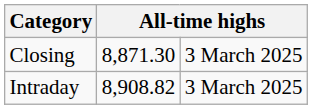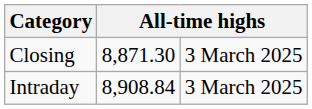(138, 87) 8,908.82 -> (138, 87) 8,908.84
